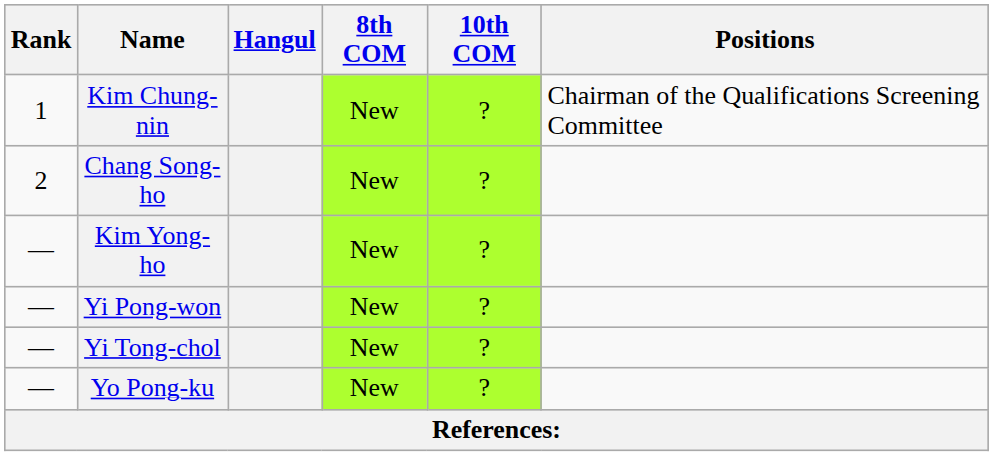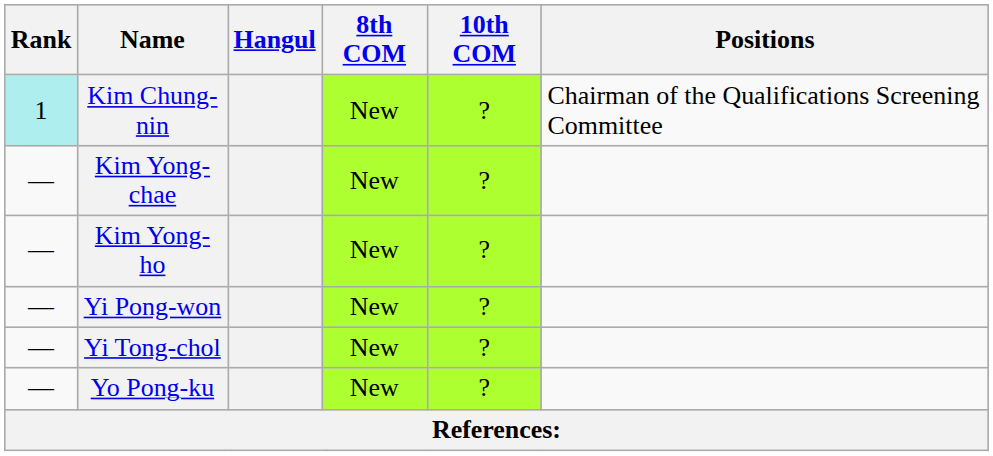(41, 109) no background -> (41, 109) paleturquoise background
- row: (152, 180)
+ row: (152, 180)
